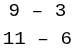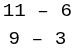rows swapped: (37, 10) <-> (37, 39)
